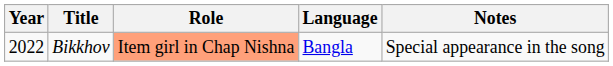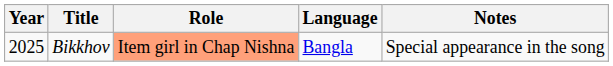(26, 46) 2022 -> (26, 46) 2025
